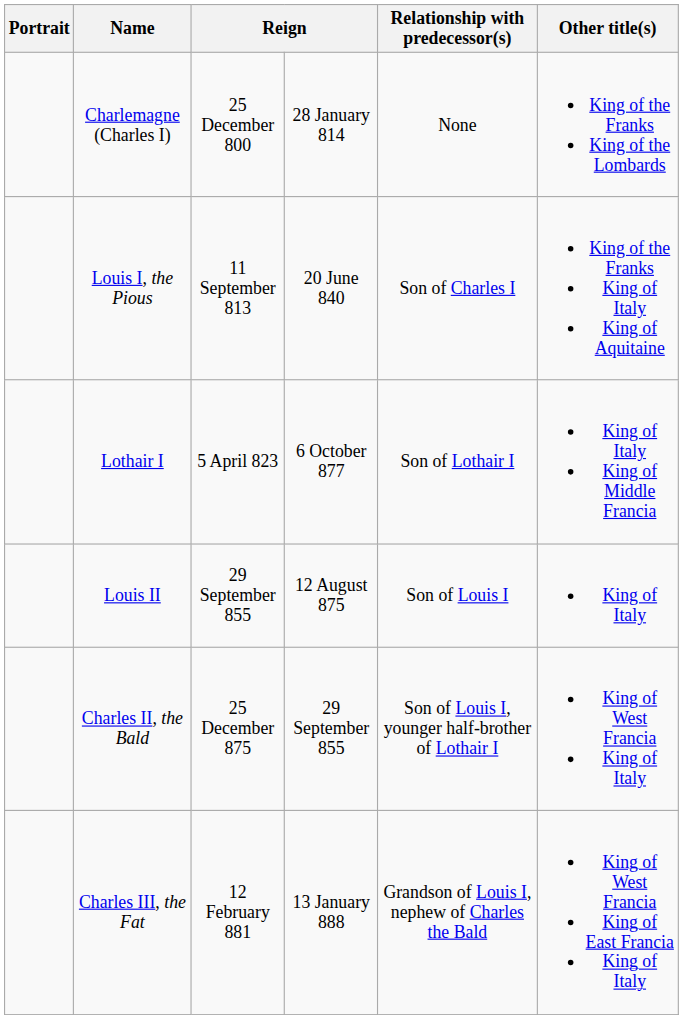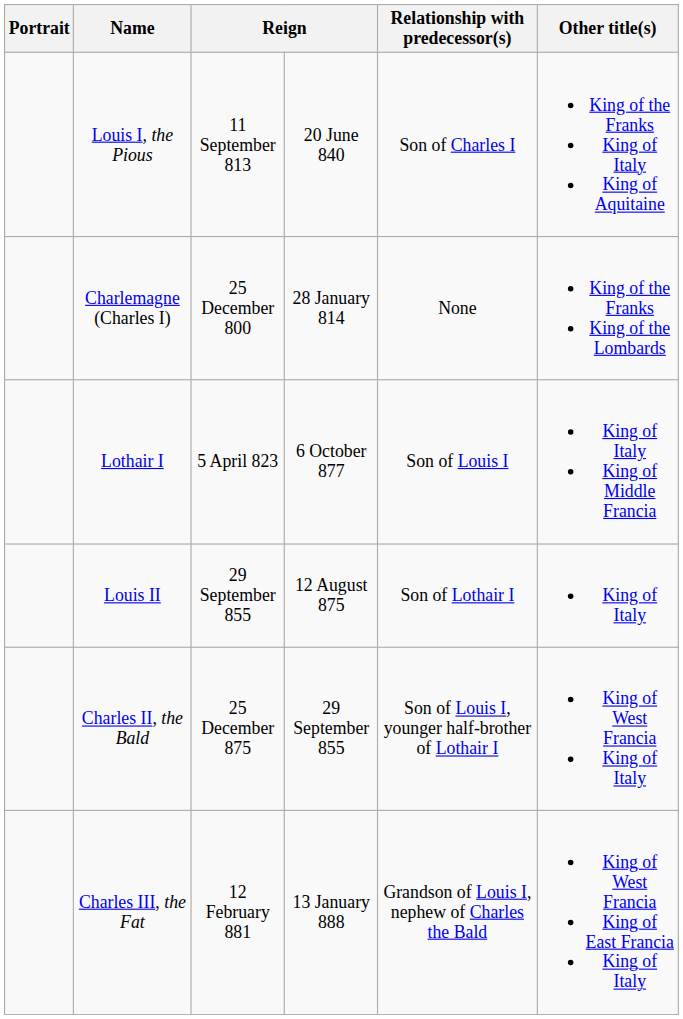rows swapped: (132, 124) <-> (132, 288)
(457, 461) Son of Lothair I -> (457, 461) Son of Louis I
(457, 595) Son of Louis I -> (457, 595) Son of Lothair I
